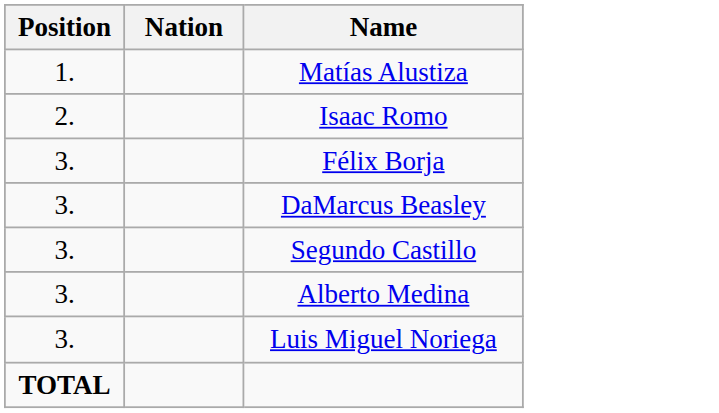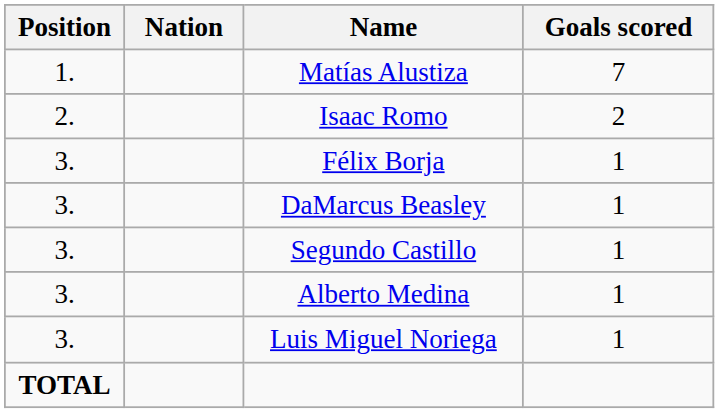+ column: (618, 26)
